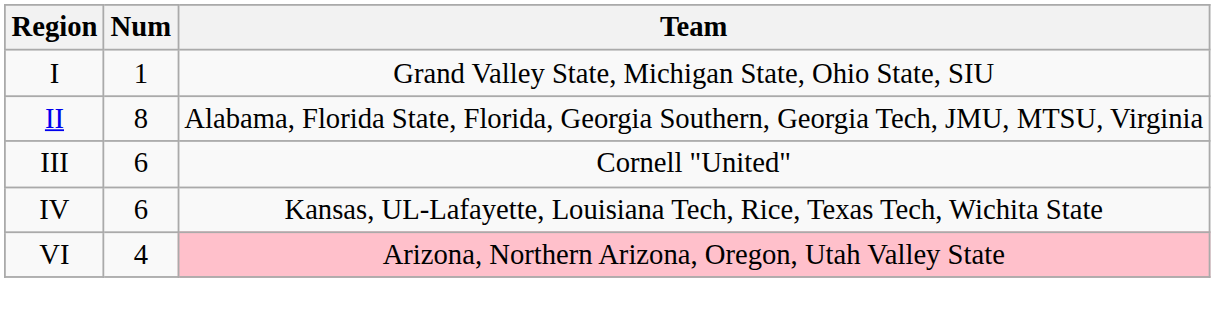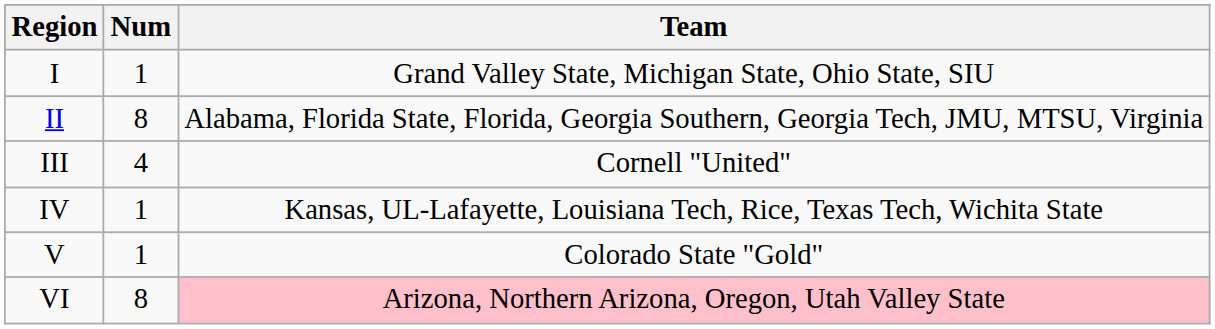(141, 163) 6 -> (141, 163) 4
(141, 208) 6 -> (141, 208) 1
+ row: (54, 254)
(141, 254) 4 -> (141, 299) 8
